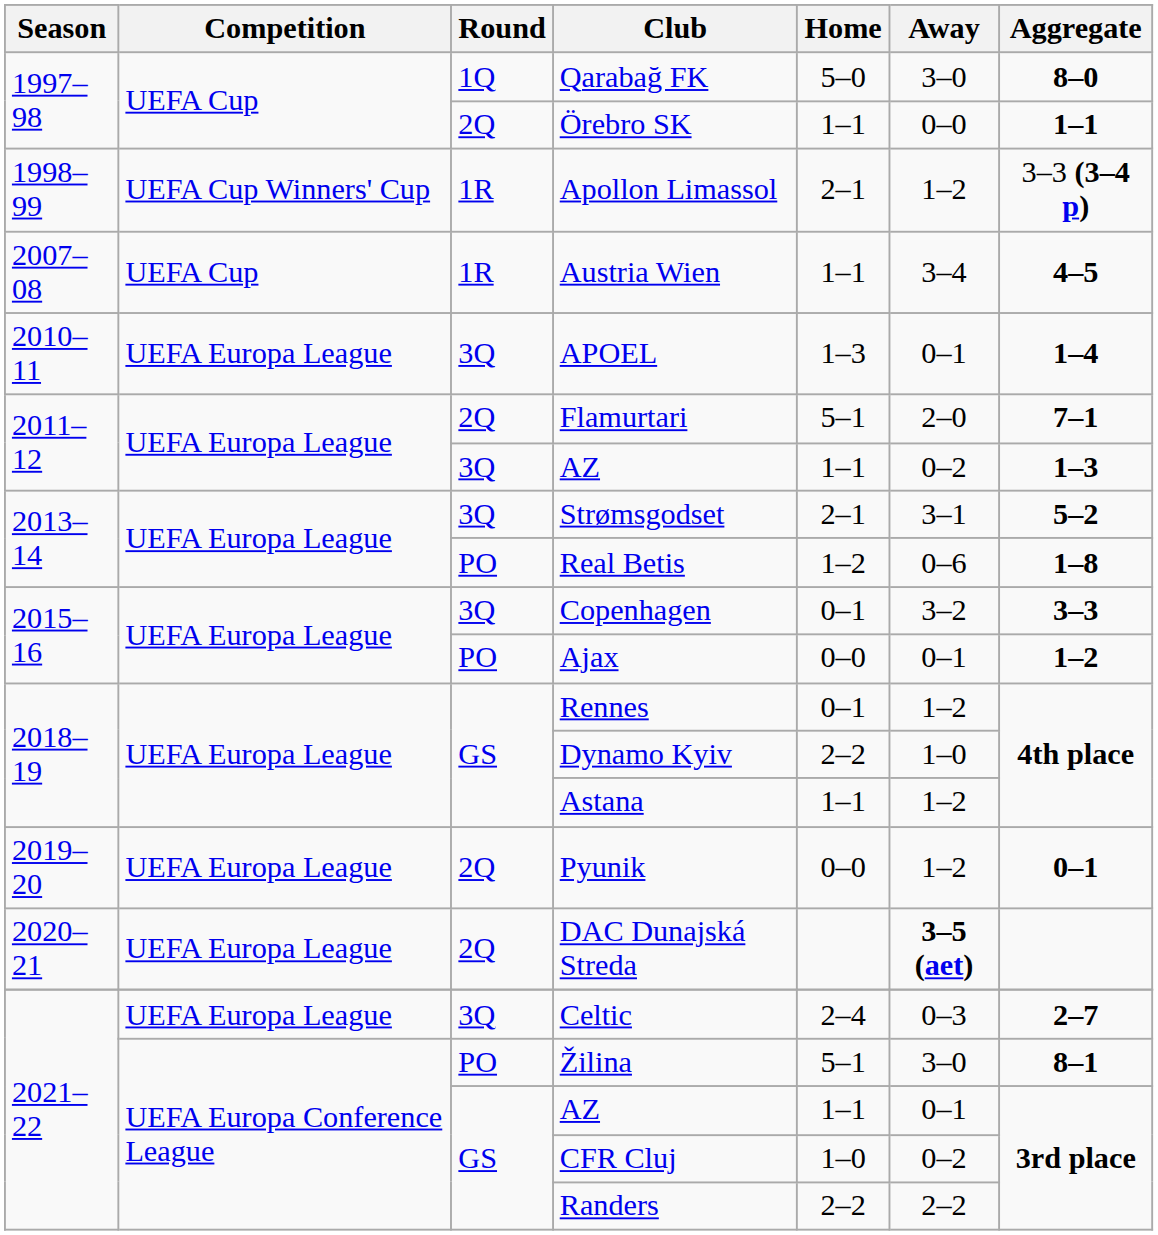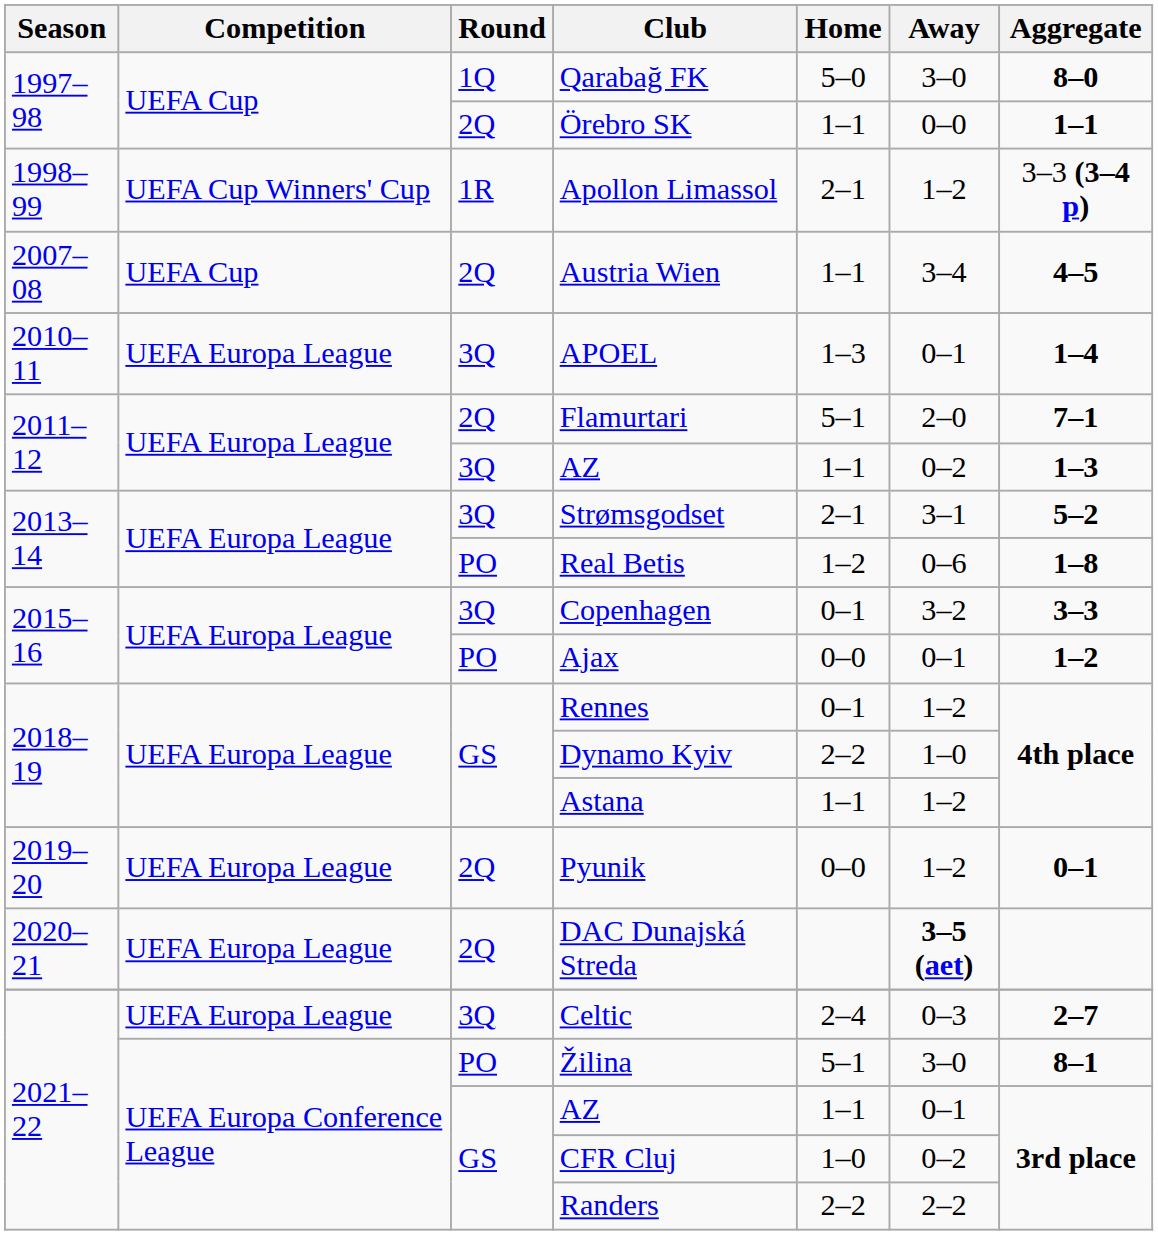(476, 271) 1R -> (477, 271) 2Q
